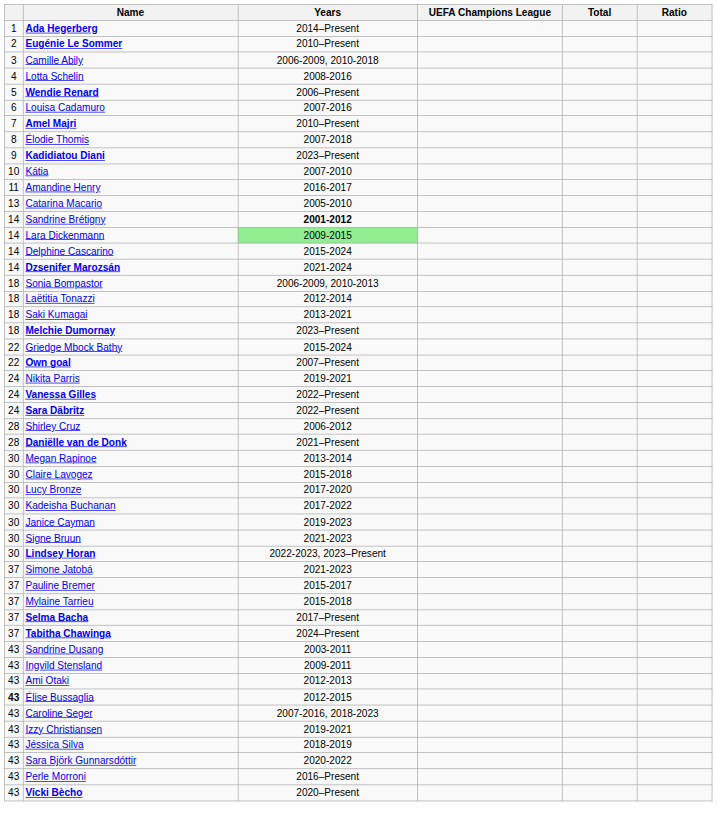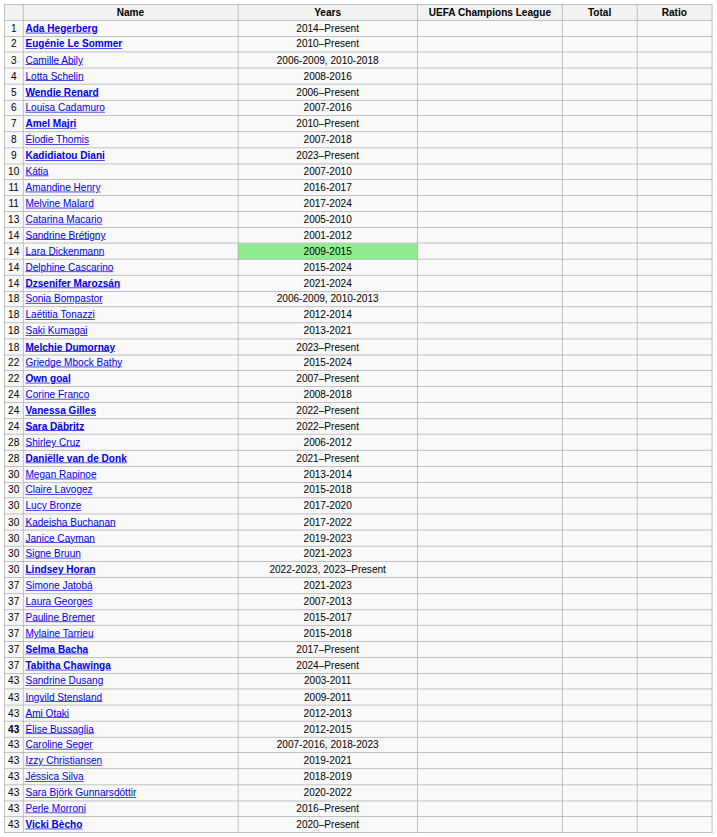+ row: (60, 204)
(328, 220) bold -> (328, 236) normal
+ row: (57, 395)
- row: (53, 379)
+ row: (59, 602)
